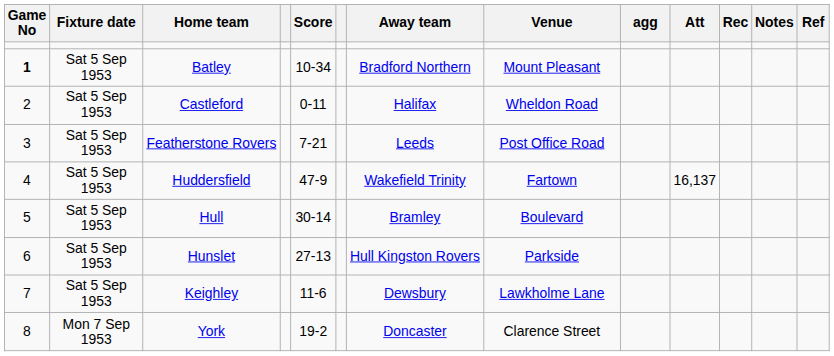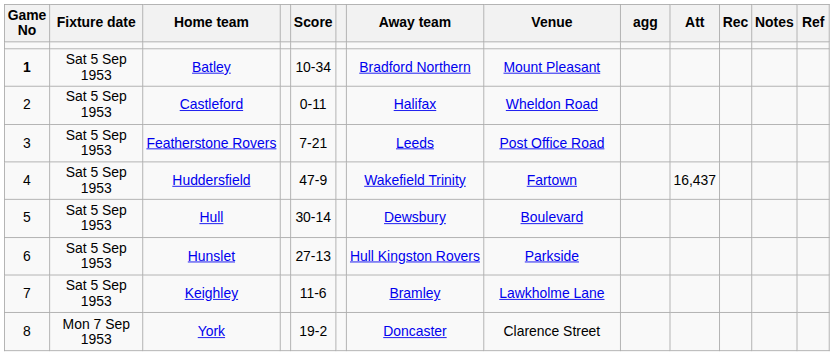(695, 180) 16,137 -> (695, 180) 16,437
(415, 218) Bramley -> (415, 218) Dewsbury
(415, 293) Dewsbury -> (415, 293) Bramley
